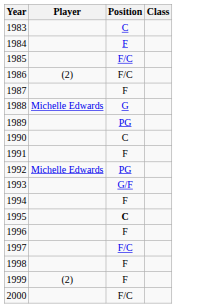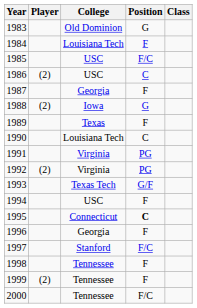+ column: (93, 12)
(125, 28) C -> (145, 28) G
(125, 75) F/C -> (145, 75) C
(67, 106) Michelle Edwards -> (45, 106) (2)
(125, 122) PG -> (145, 122) F
(125, 153) F -> (145, 153) PG
(67, 169) Michelle Edwards -> (45, 169) (2)
